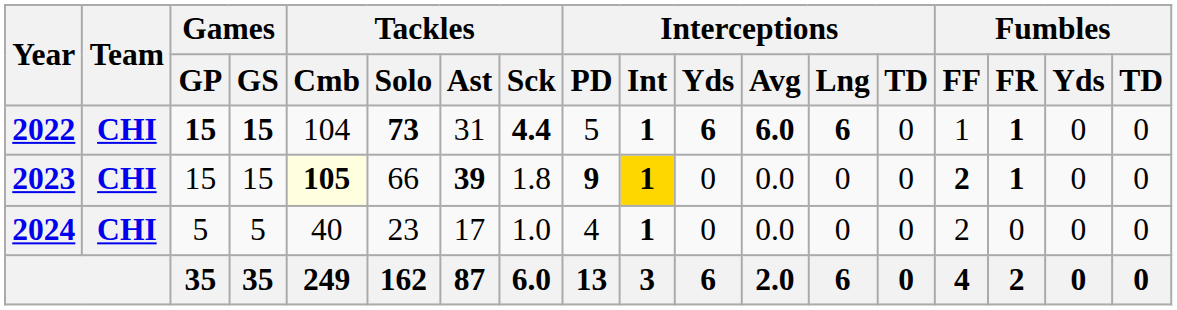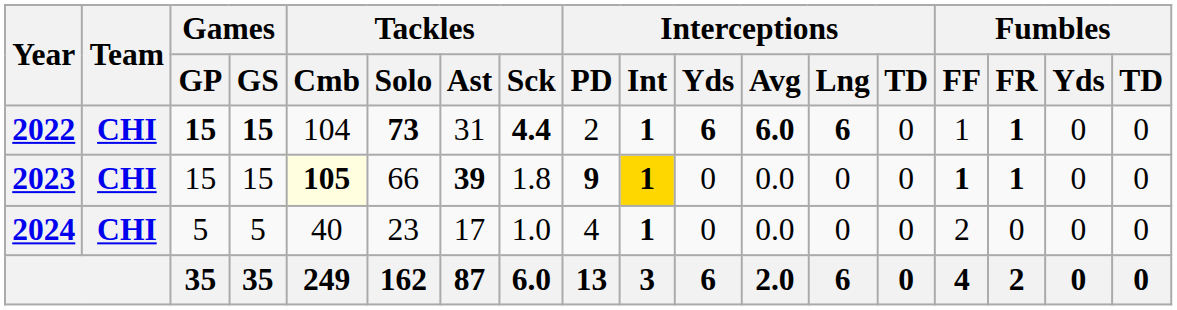(591, 129) 5 -> (591, 129) 2
(962, 179) 2 -> (962, 179) 1
